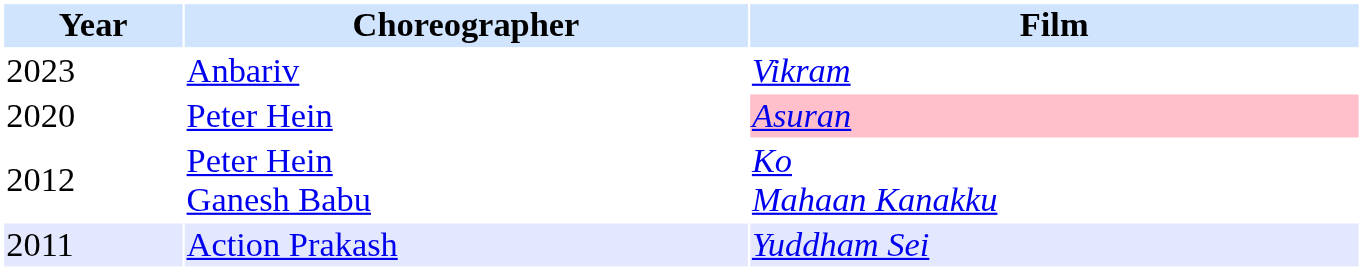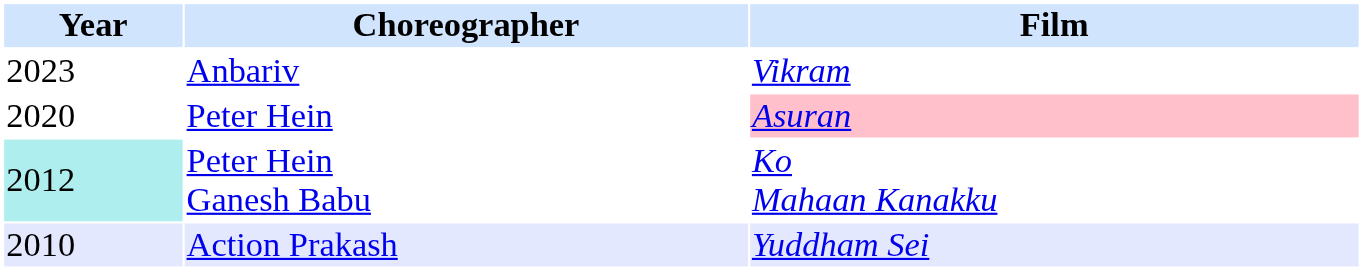(41, 179) no background -> (41, 179) paleturquoise background
(40, 244) 2011 -> (41, 244) 2010
